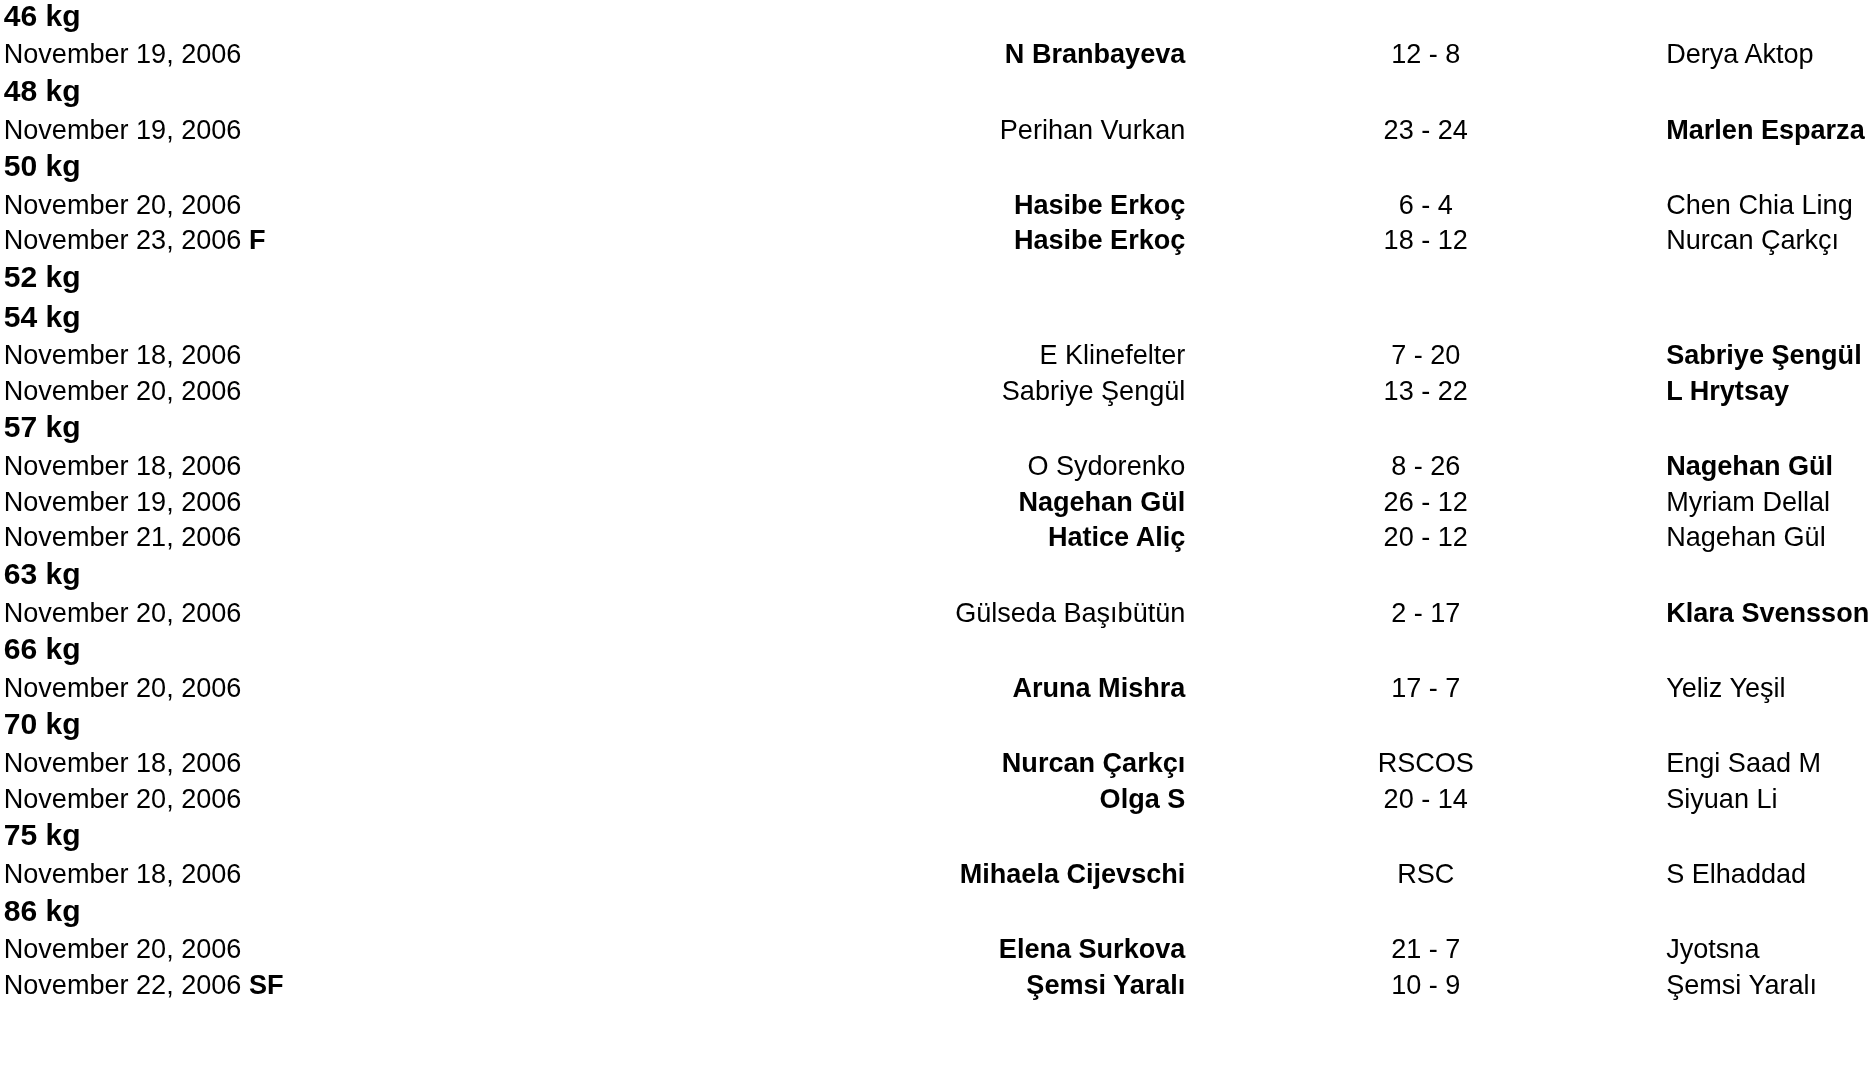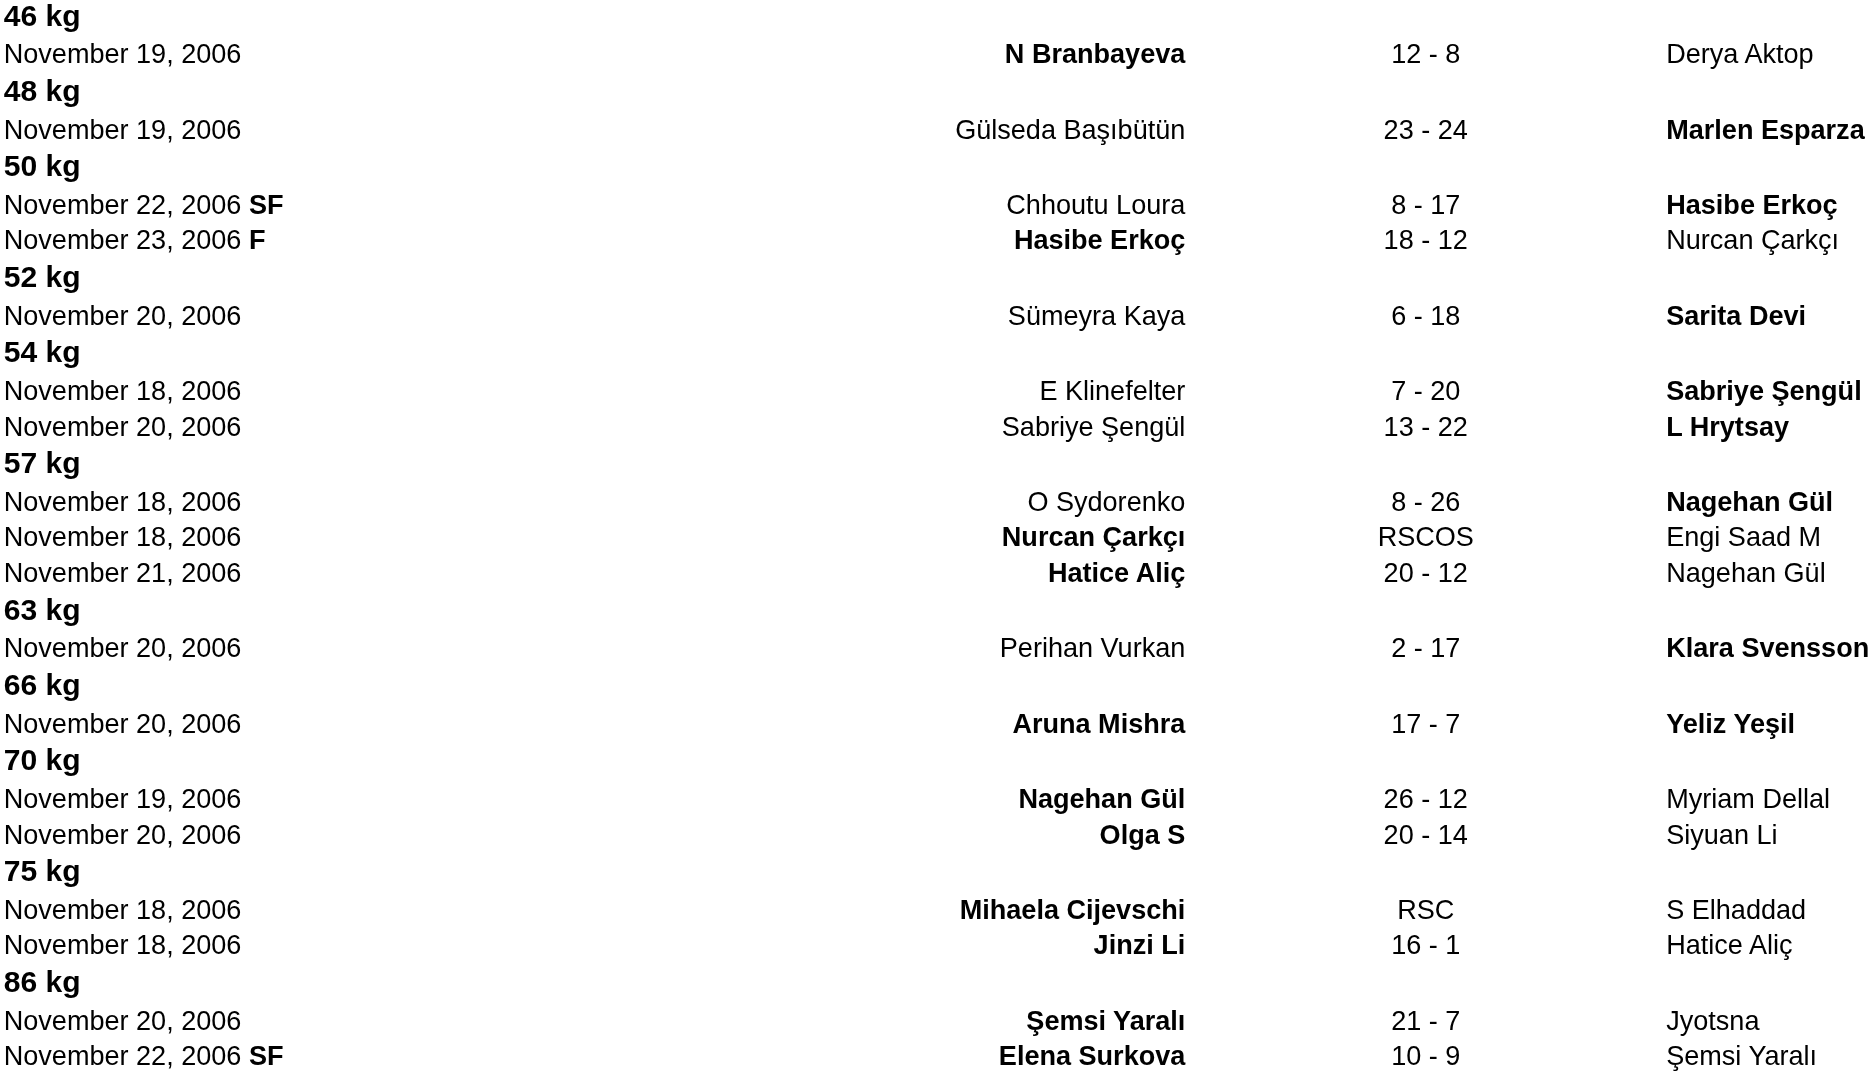(1093, 129) Perihan Vurkan -> (1070, 129) Gülseda Başıbütün
- row: (123, 204)
+ row: (144, 204)
+ row: (123, 315)
rows swapped: (123, 501) <-> (123, 763)
(1070, 612) Gülseda Başıbütün -> (1093, 648) Perihan Vurkan
(1726, 687) normal -> (1731, 723) bold
+ row: (123, 945)
(1092, 949) Elena Surkova -> (1106, 1020) Şemsi Yaralı
(1106, 985) Şemsi Yaralı -> (1092, 1056) Elena Surkova
